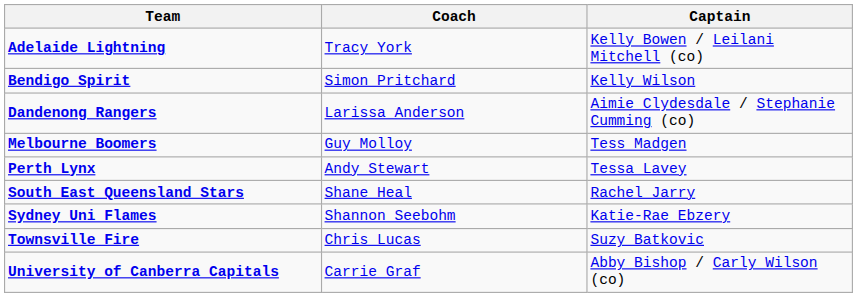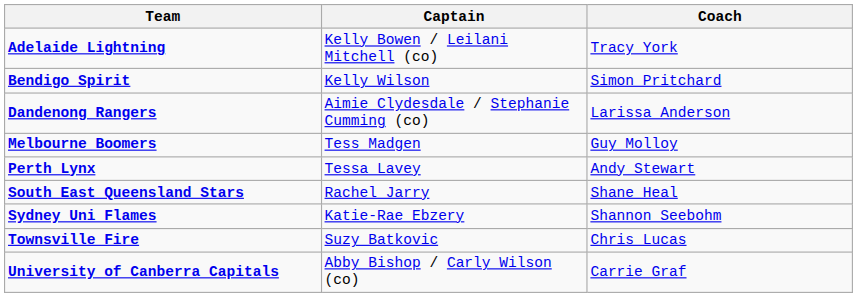columns swapped: (720, 16) <-> (454, 16)
